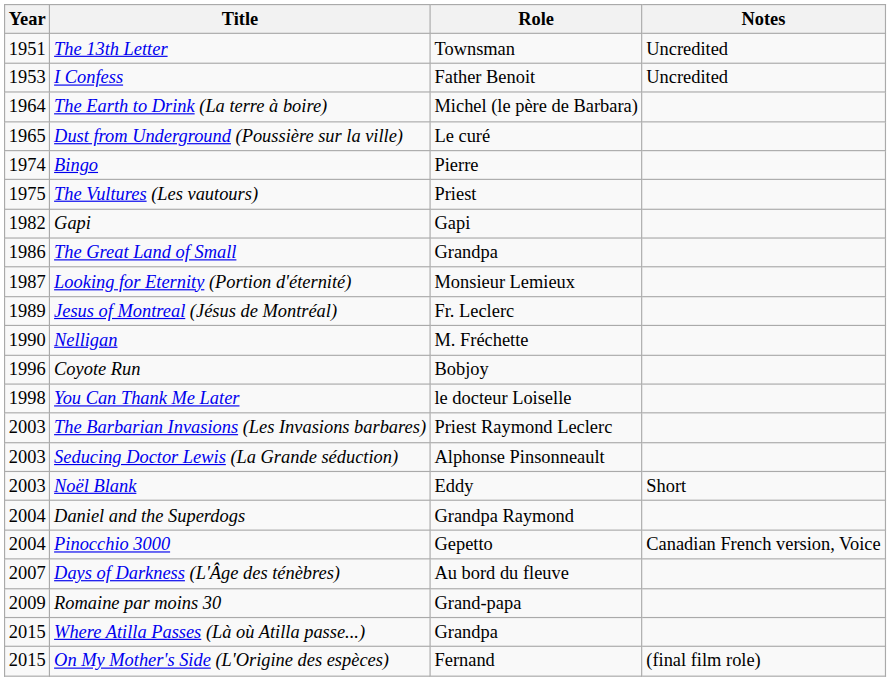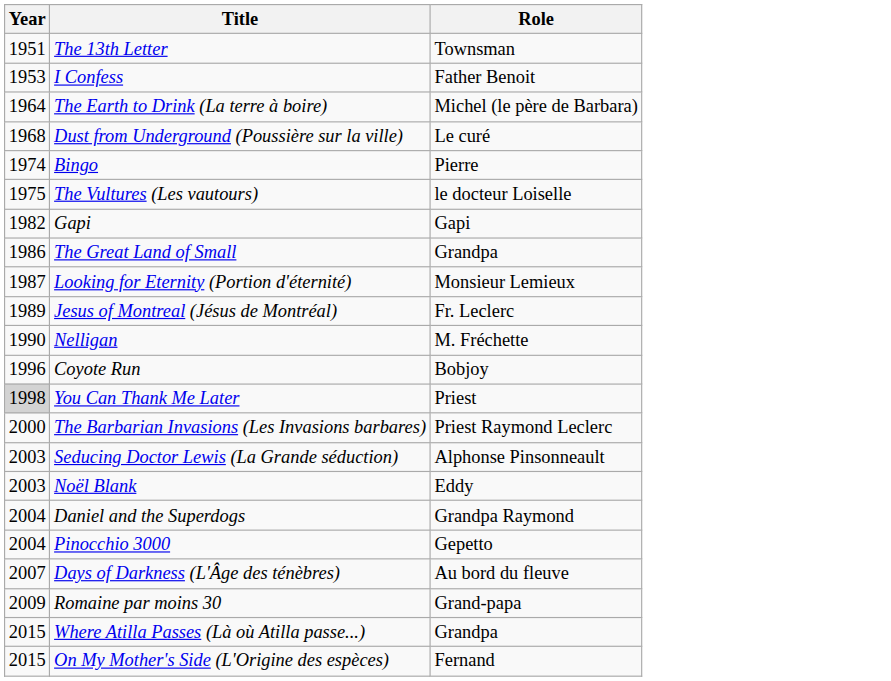- column: (763, 19)
(27, 135) 1965 -> (27, 135) 1968
(455, 194) Priest -> (503, 194) le docteur Loiselle
(27, 398) no background -> (27, 398) lightgrey background
(503, 398) le docteur Loiselle -> (455, 398) Priest
(27, 427) 2003 -> (27, 427) 2000
